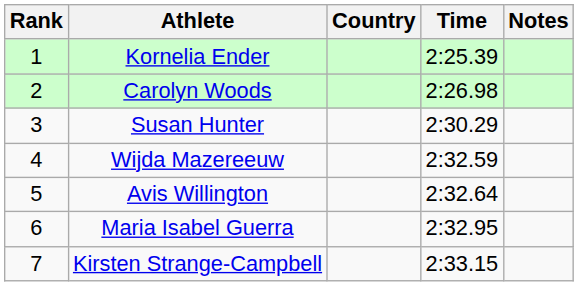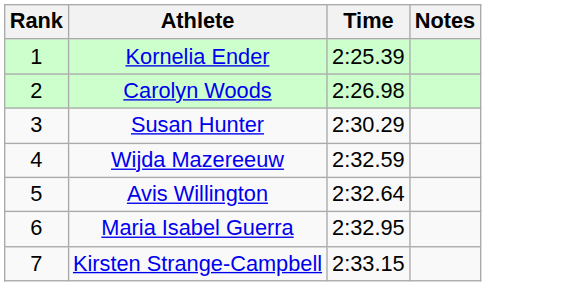- column: (374, 21)
